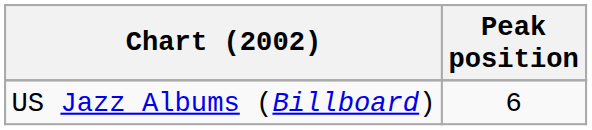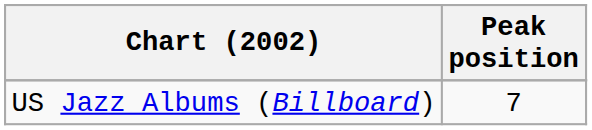(514, 103) 6 -> (514, 103) 7
